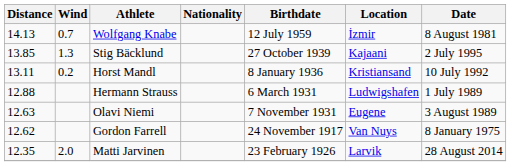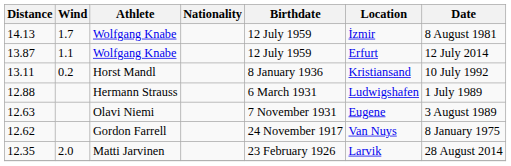(66, 33) 0.7 -> (66, 33) 1.7
+ row: (21, 53)
- row: (21, 53)
